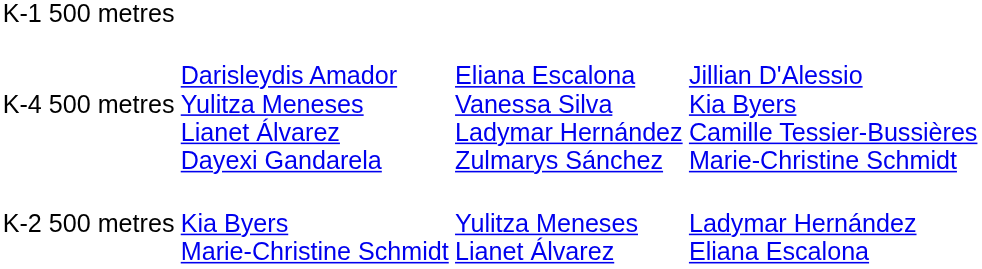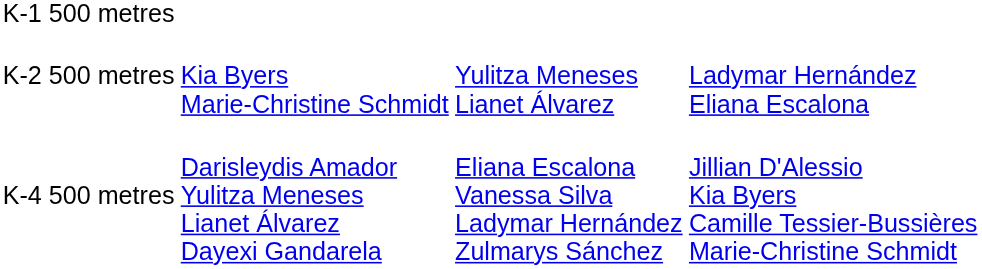rows swapped: (89, 223) <-> (89, 104)
